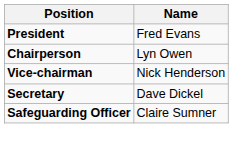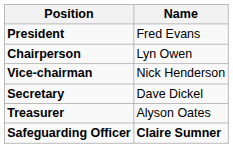+ row: (36, 113)
(176, 113) normal -> (179, 133) bold
